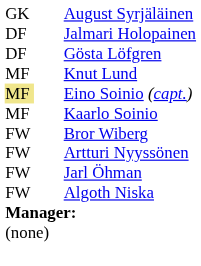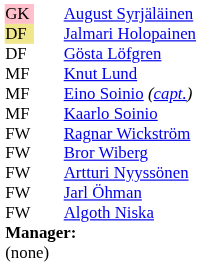(17, 13) no background -> (17, 13) pink background
(16, 33) no background -> (16, 33) khaki background
(17, 93) khaki background -> (17, 93) no background
+ row: (127, 133)
